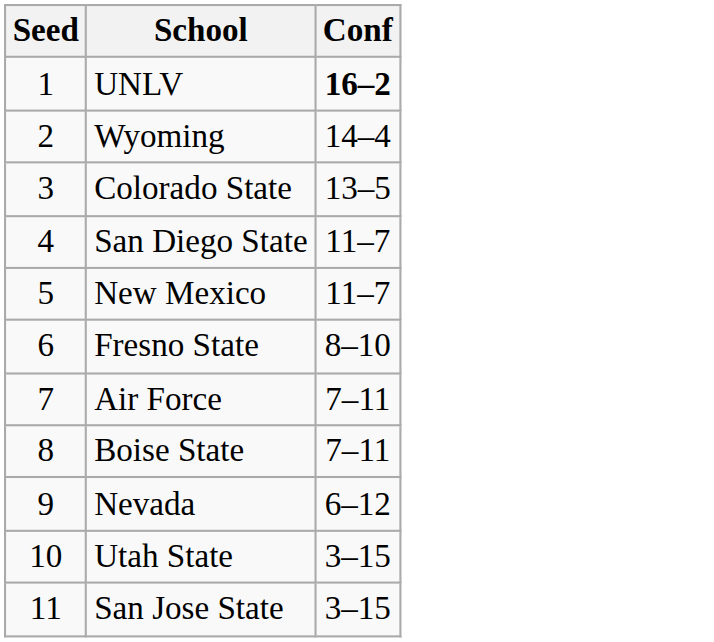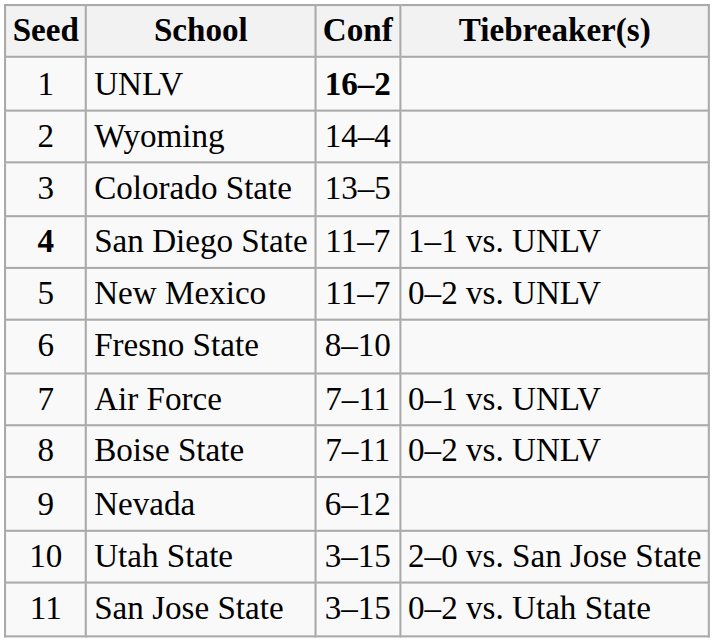+ column: (555, 30)
(46, 240) normal -> (46, 240) bold
